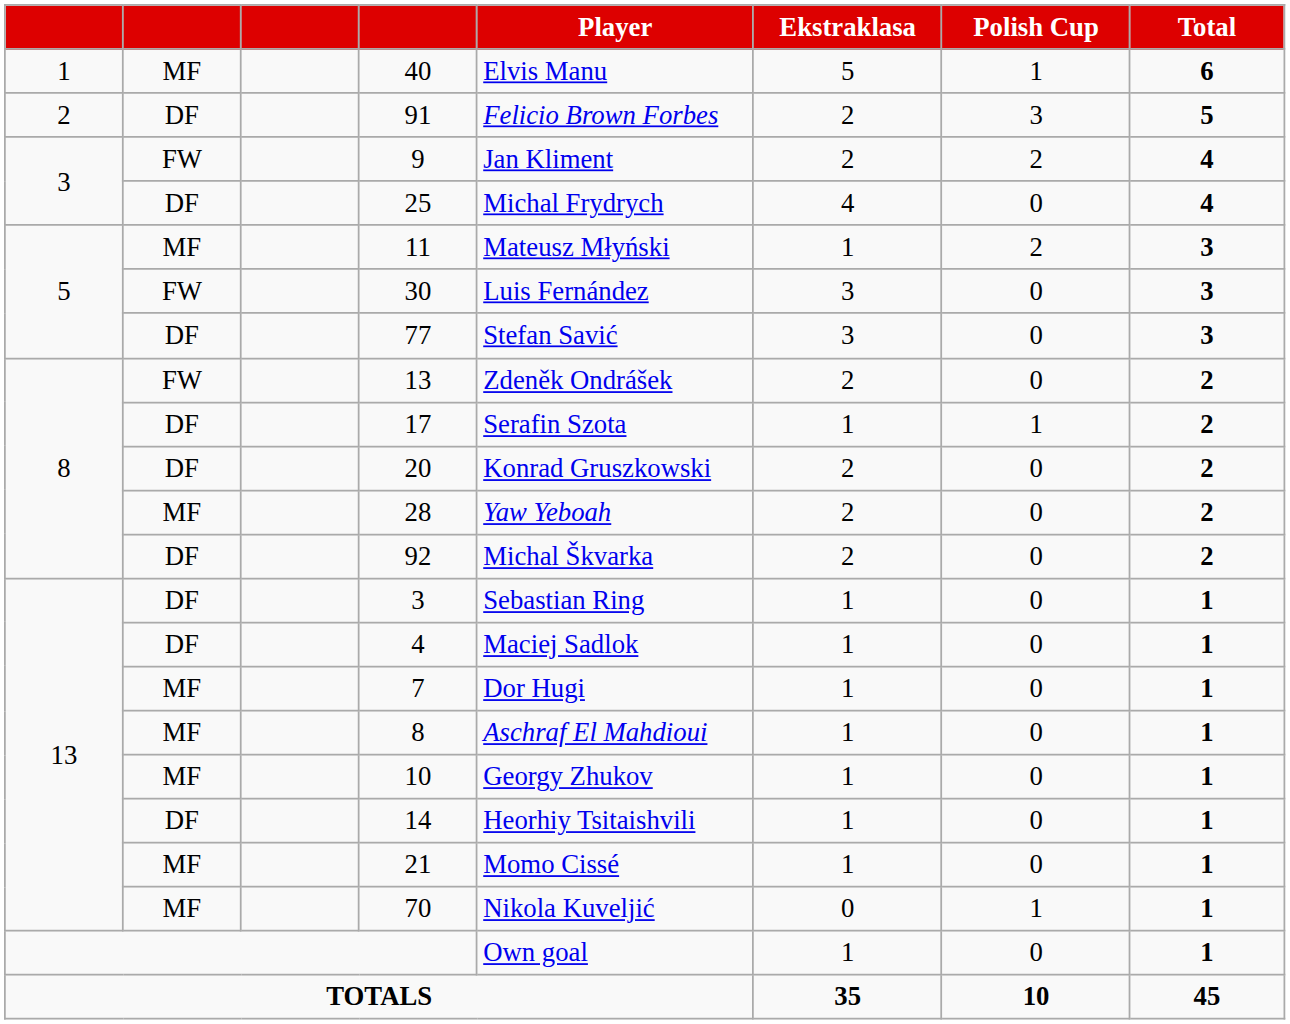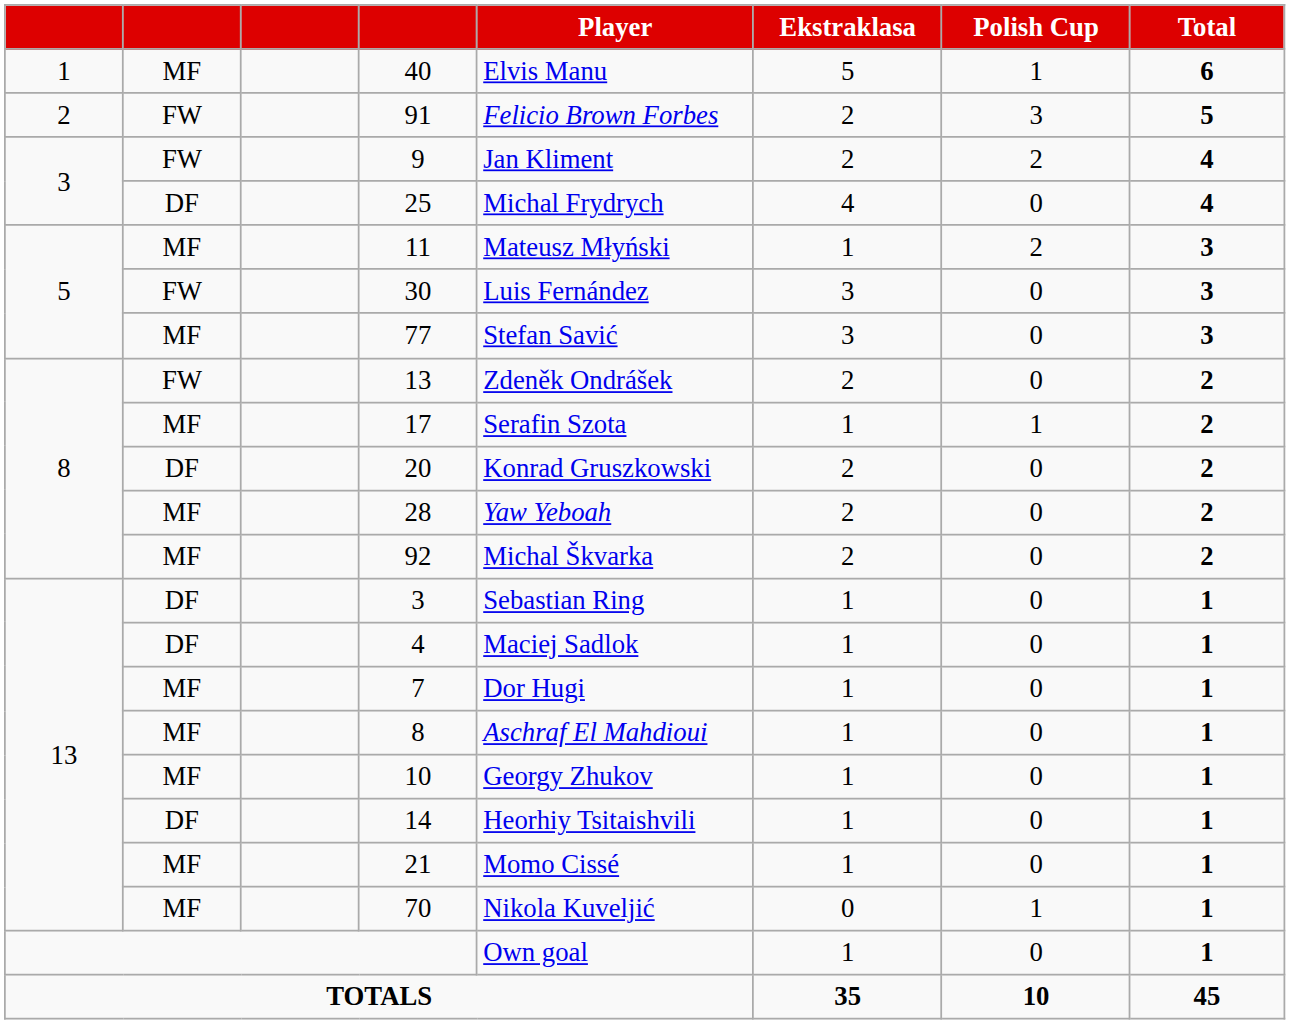(182, 114) DF -> (182, 114) FW
(182, 335) DF -> (182, 335) MF
(182, 423) DF -> (182, 423) MF
(182, 556) DF -> (182, 556) MF
